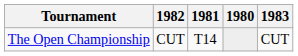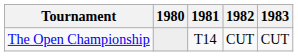columns swapped: (240, 16) <-> (170, 16)
